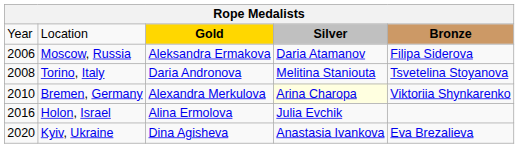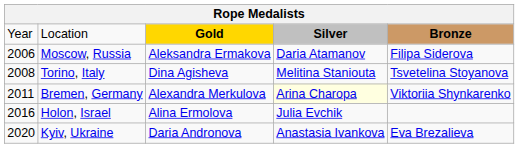(195, 73) Daria Andronova -> (188, 73) Dina Agisheva
(21, 93) 2010 -> (21, 93) 2011
(188, 133) Dina Agisheva -> (195, 133) Daria Andronova
